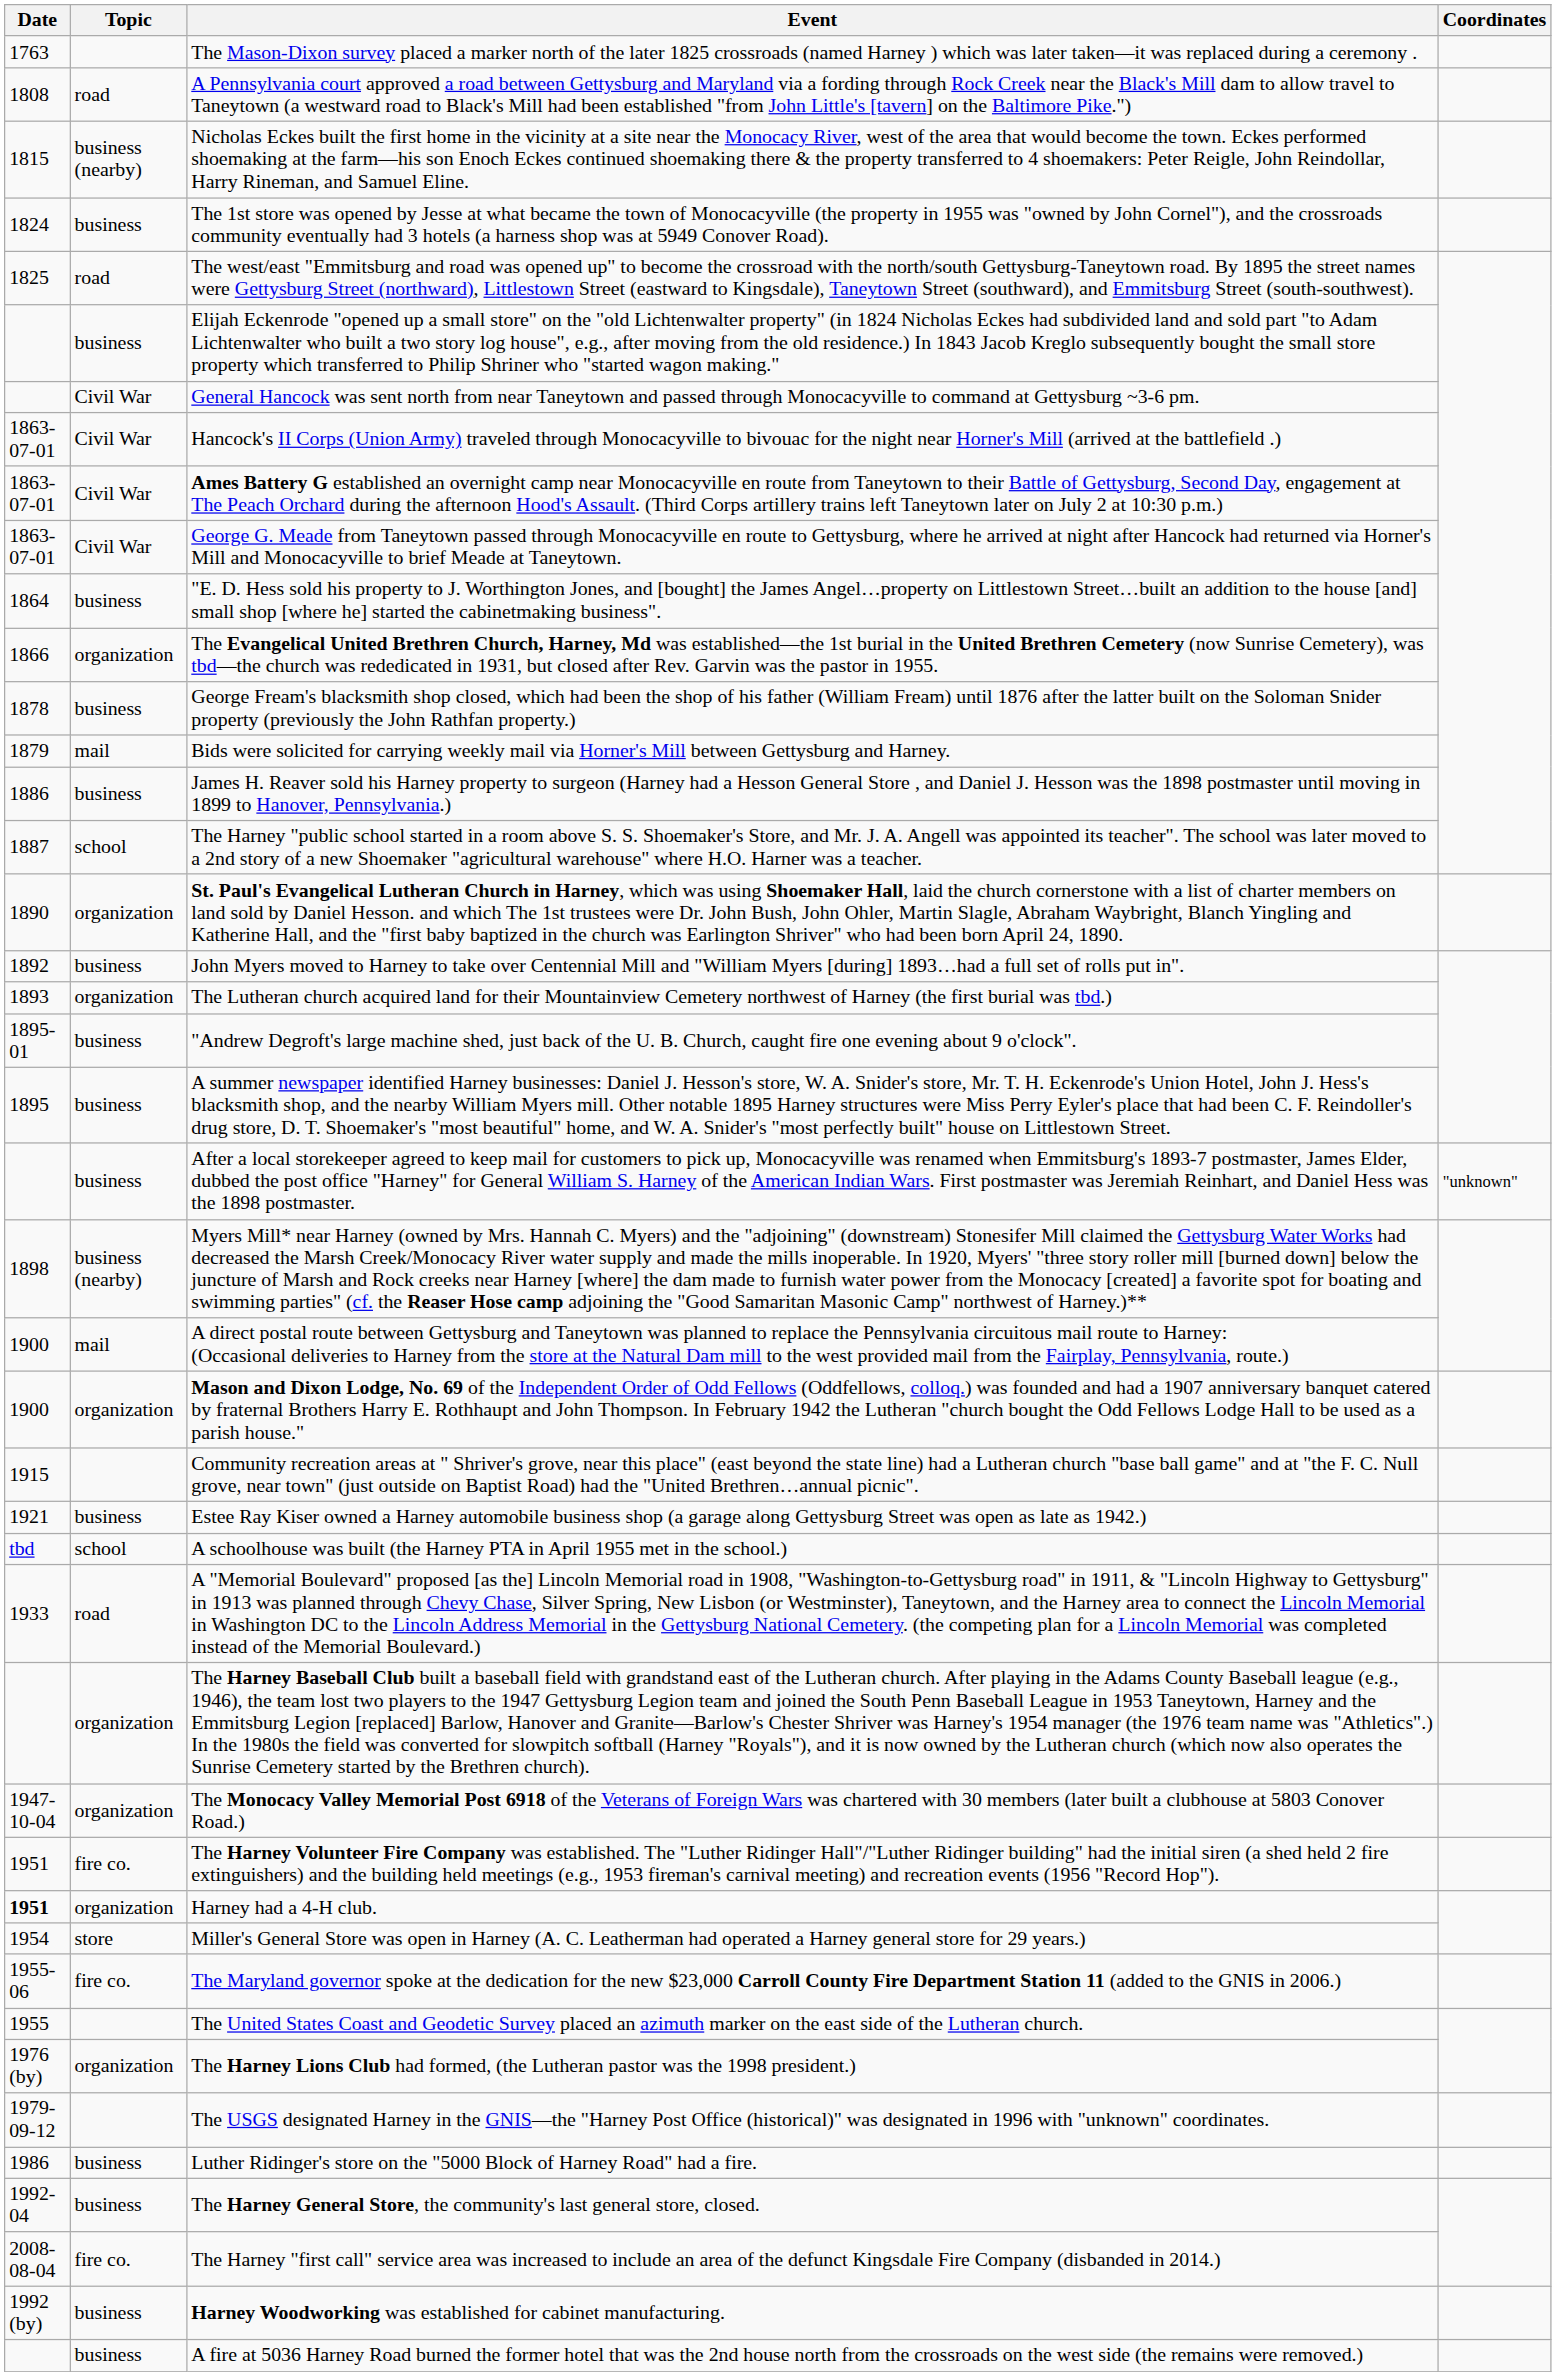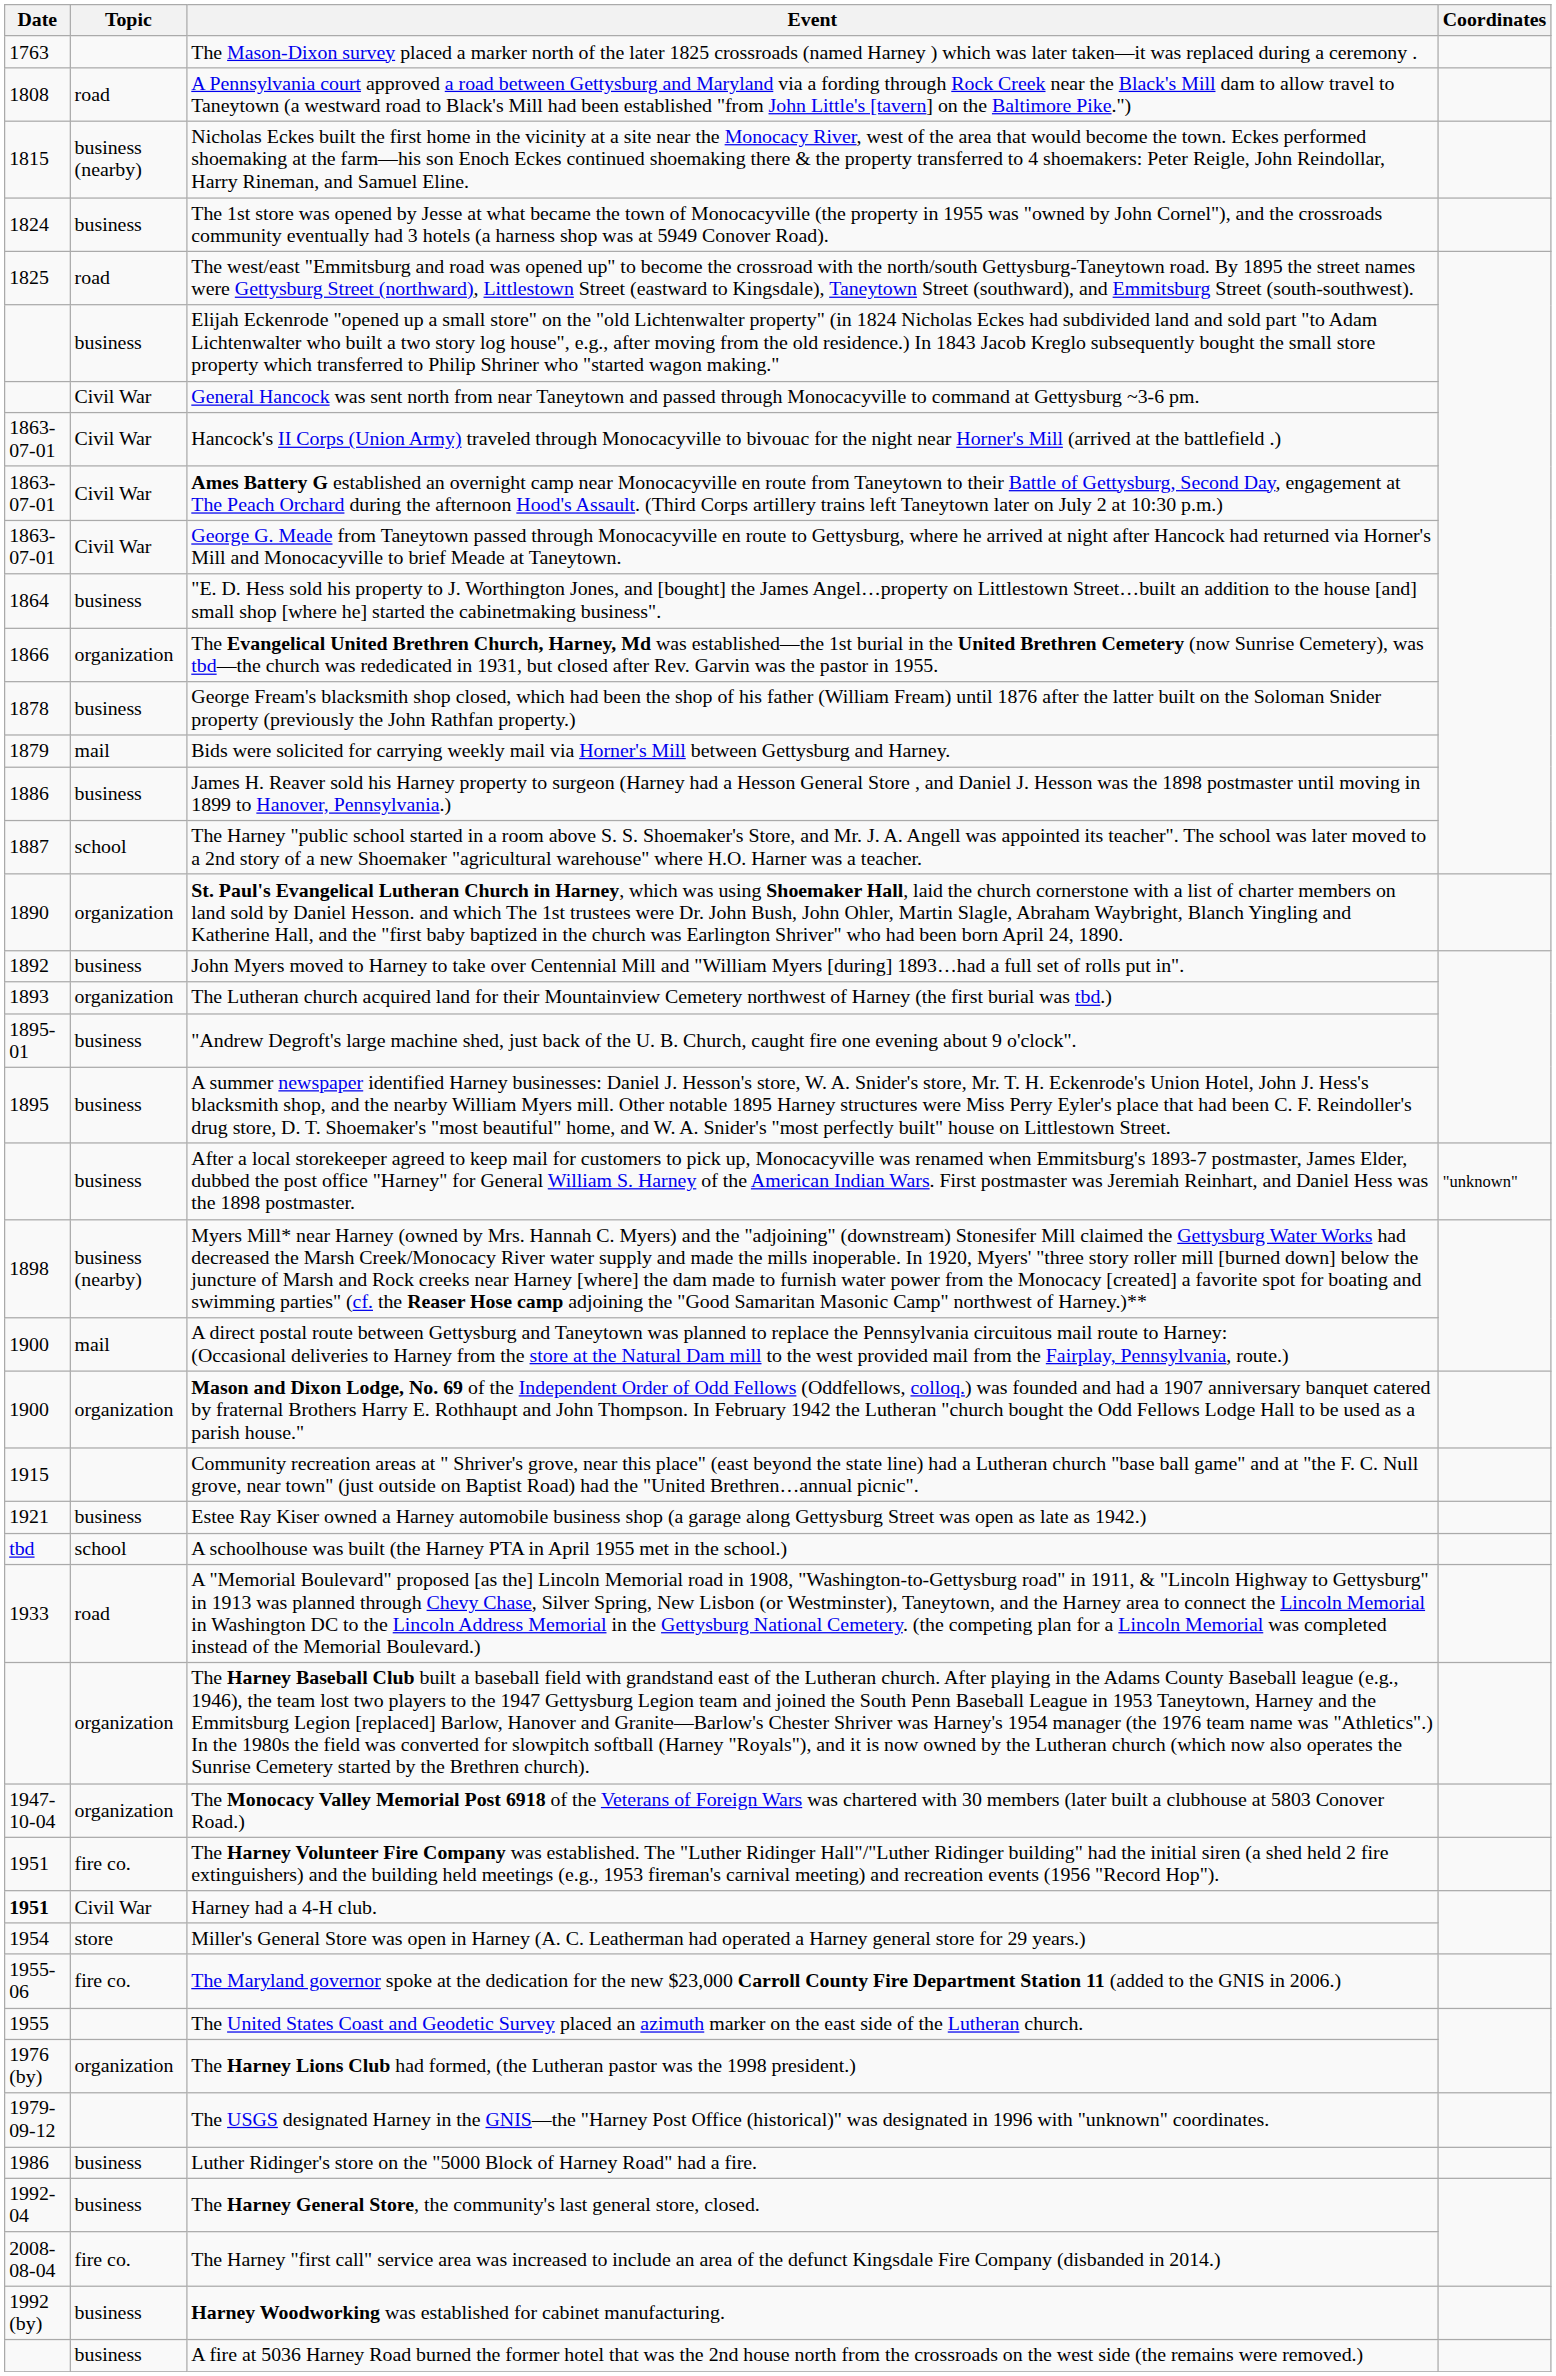(124, 1906) organization -> (113, 1906) Civil War
